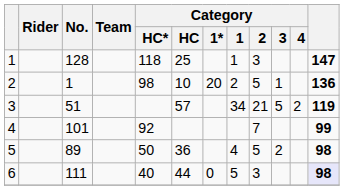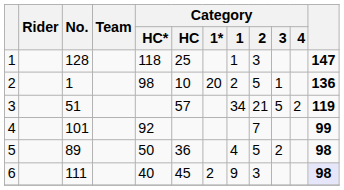(183, 173) 44 -> (183, 173) 45
(210, 173) 0 -> (210, 173) 2
(234, 173) 5 -> (234, 173) 9
